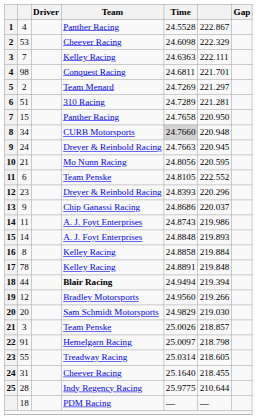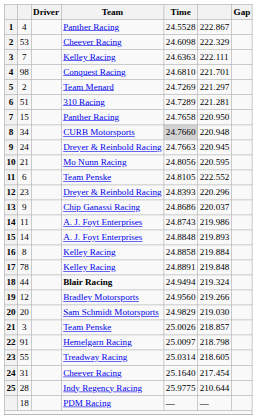(180, 72) 24.6811 -> (181, 72) 24.6810
(215, 282) 219.394 -> (215, 282) 219.324
(215, 373) 218.455 -> (215, 373) 217.454
